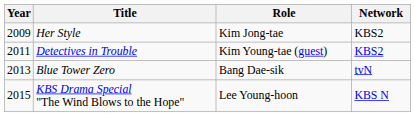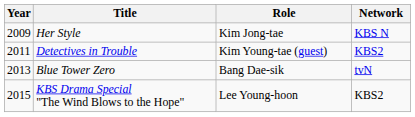(369, 32) KBS2 -> (372, 32) KBS N
(372, 95) KBS N -> (369, 95) KBS2
